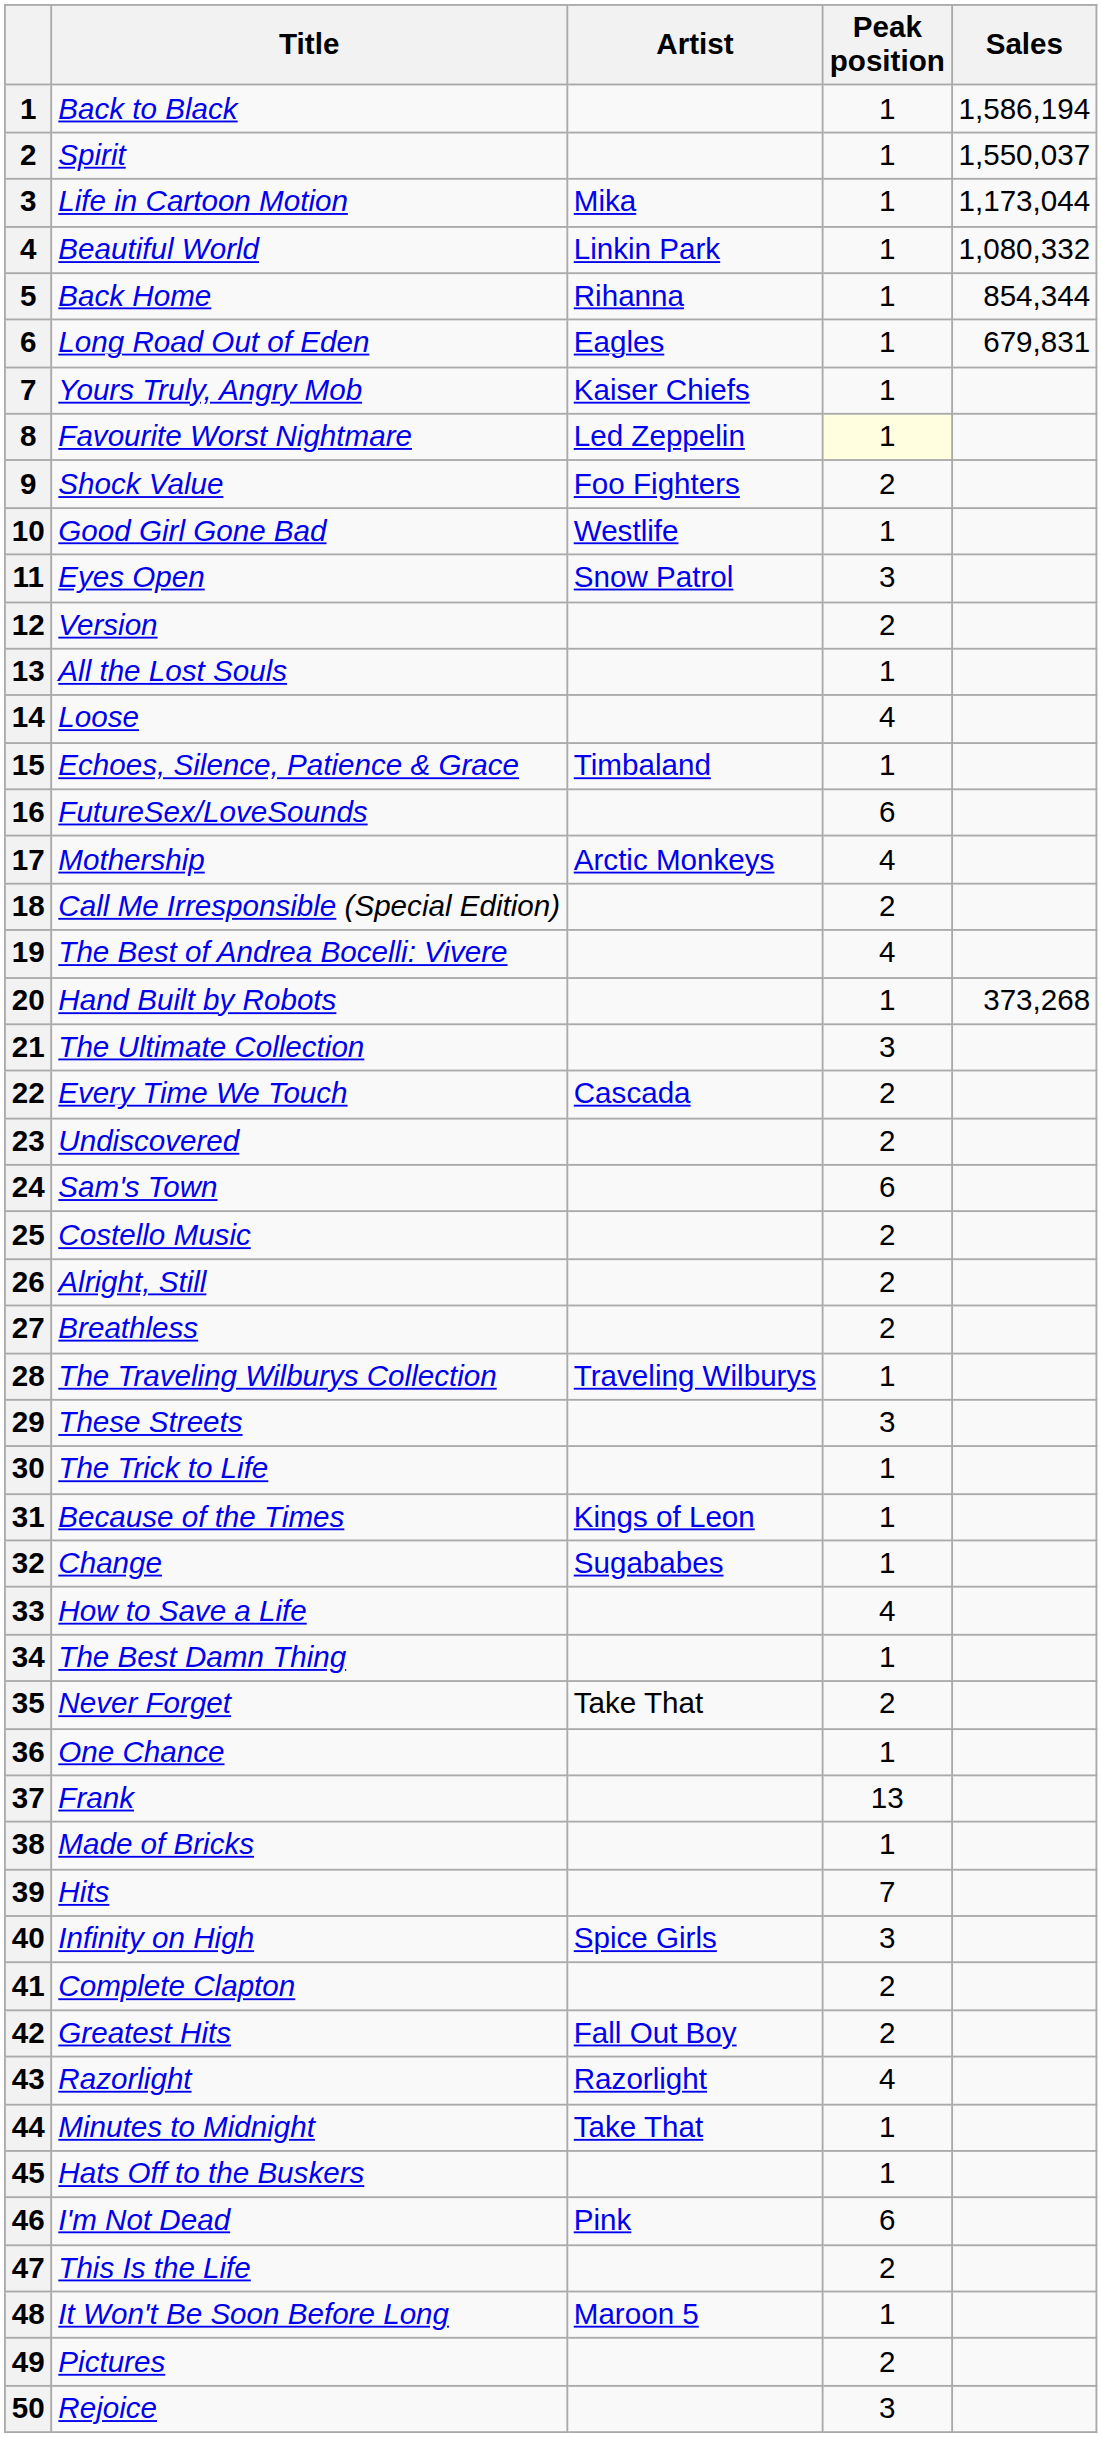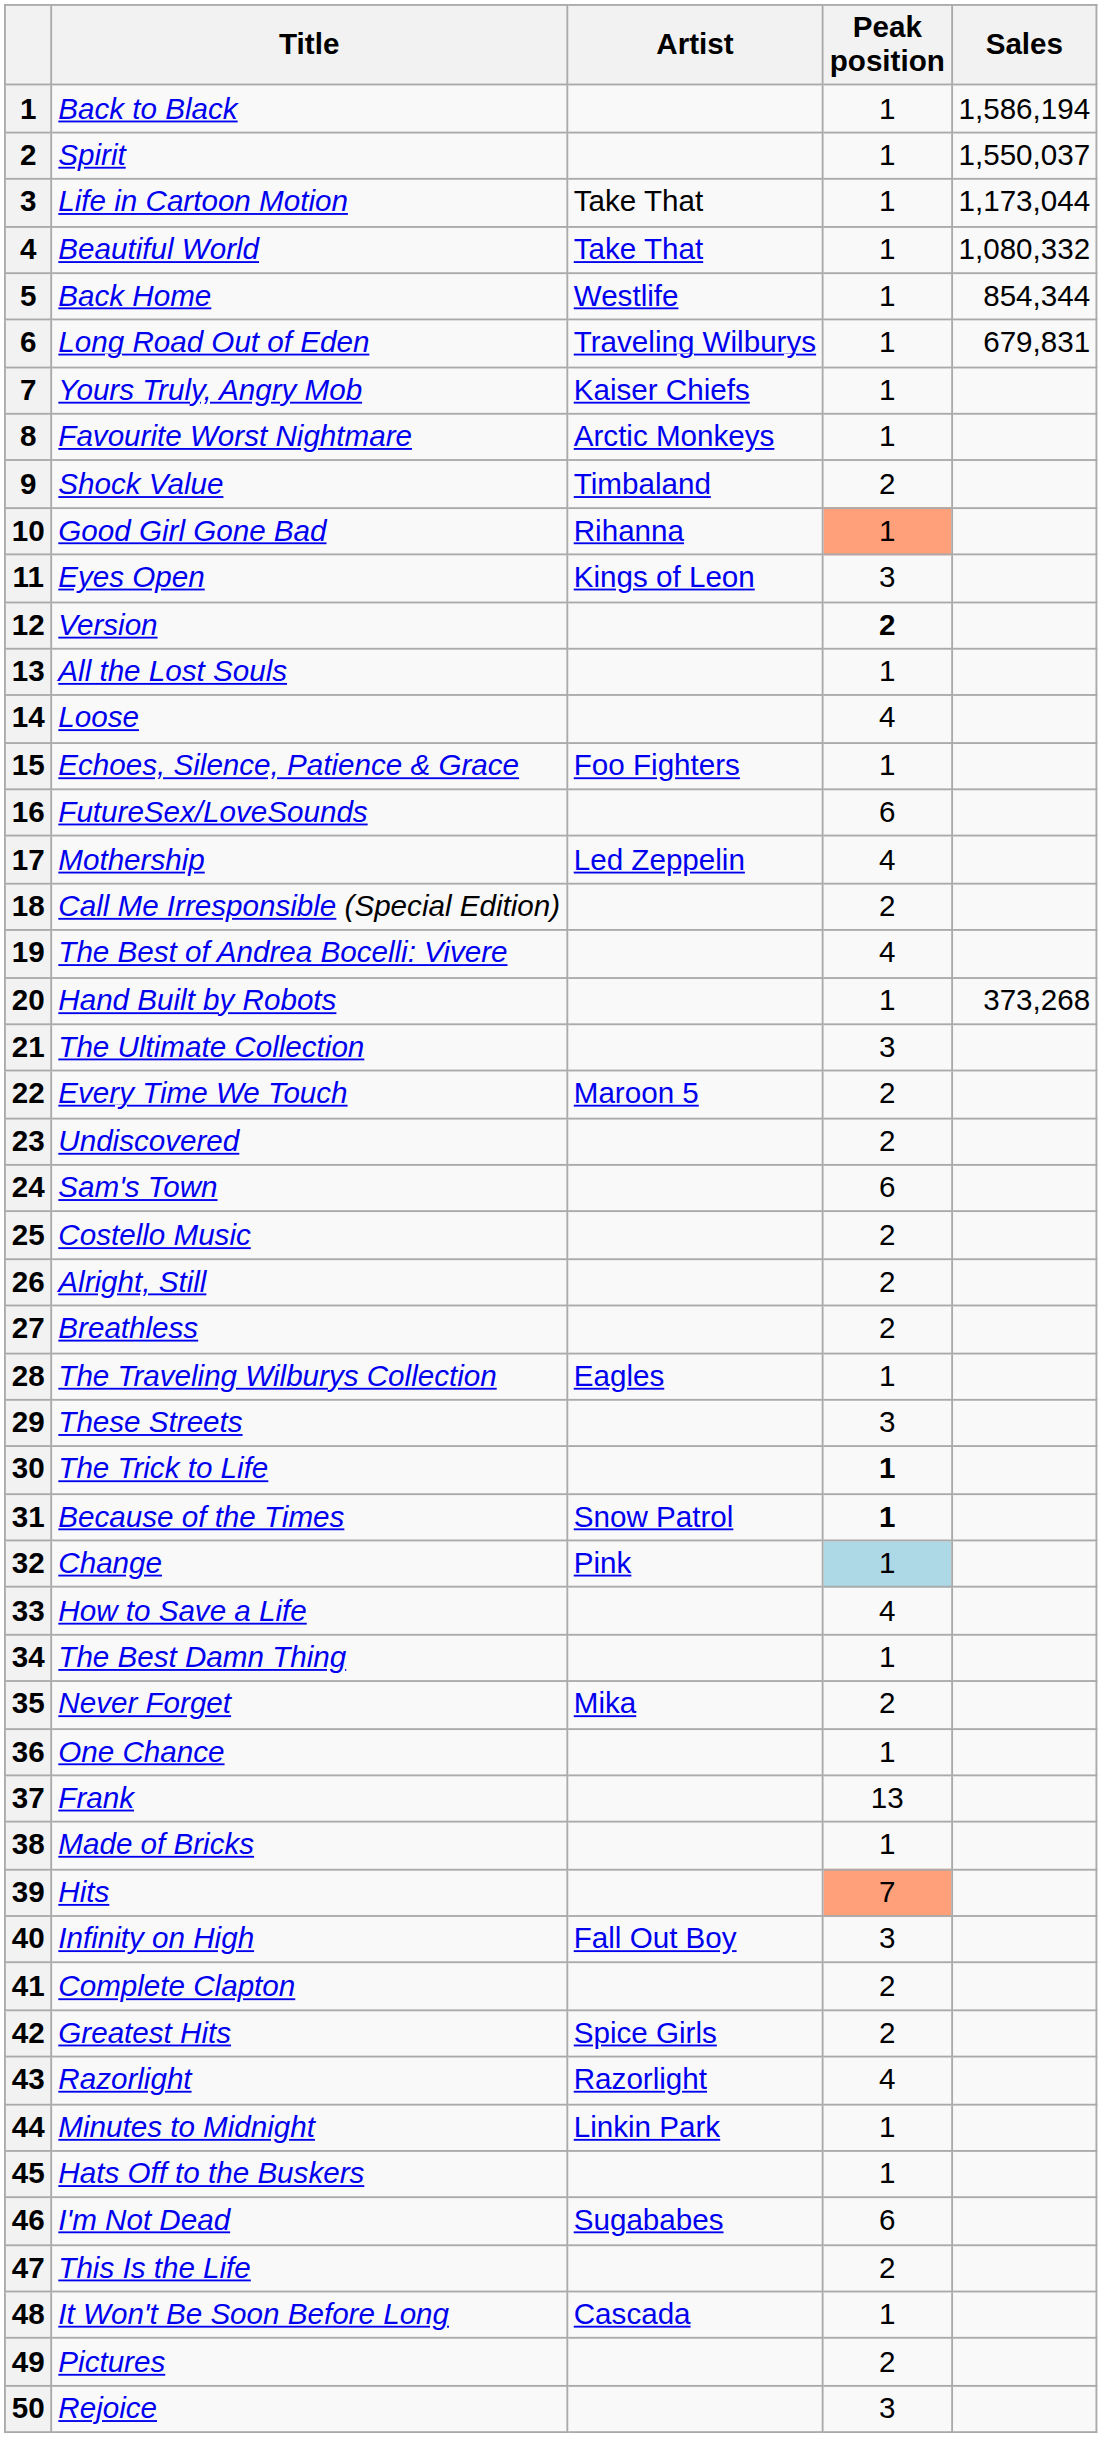(605, 202) Mika -> (638, 202) Take That
(647, 249) Linkin Park -> (638, 249) Take That
(629, 295) Rihanna -> (626, 295) Westlife
(619, 342) Eagles -> (695, 342) Traveling Wilburys
(659, 436) Led Zeppelin -> (674, 436) Arctic Monkeys
(887, 436) lightyellow background -> (887, 436) no background
(657, 483) Foo Fighters -> (642, 483) Timbaland
(626, 530) Westlife -> (629, 530) Rihanna
(887, 530) no background -> (887, 530) lightsalmon background
(654, 577) Snow Patrol -> (664, 577) Kings of Leon
(887, 624) normal -> (887, 624) bold
(642, 765) Timbaland -> (657, 765) Foo Fighters
(674, 859) Arctic Monkeys -> (659, 859) Led Zeppelin
(632, 1094) Cascada -> (636, 1094) Maroon 5
(695, 1375) Traveling Wilburys -> (619, 1375) Eagles
(887, 1469) normal -> (887, 1469) bold
(664, 1516) Kings of Leon -> (654, 1516) Snow Patrol
(887, 1516) normal -> (887, 1516) bold
(649, 1563) Sugababes -> (603, 1563) Pink
(887, 1563) no background -> (887, 1563) lightblue background
(638, 1704) Take That -> (605, 1704) Mika
(887, 1892) no background -> (887, 1892) lightsalmon background
(645, 1939) Spice Girls -> (655, 1939) Fall Out Boy
(655, 2032) Fall Out Boy -> (645, 2032) Spice Girls
(638, 2126) Take That -> (647, 2126) Linkin Park
(603, 2220) Pink -> (649, 2220) Sugababes
(636, 2314) Maroon 5 -> (632, 2314) Cascada
